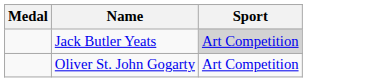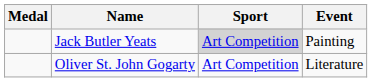+ column: (334, 17)
